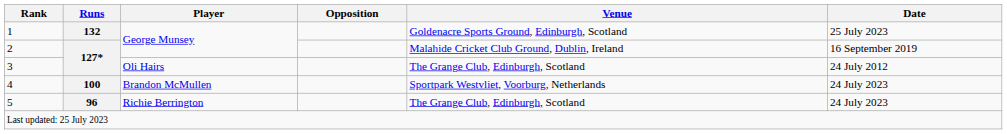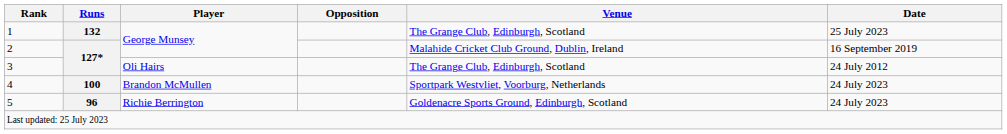(518, 31) Goldenacre Sports Ground, Edinburgh, Scotland -> (497, 31) The Grange Club, Edinburgh, Scotland
(497, 102) The Grange Club, Edinburgh, Scotland -> (518, 102) Goldenacre Sports Ground, Edinburgh, Scotland
